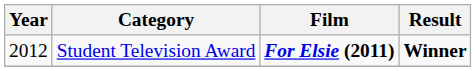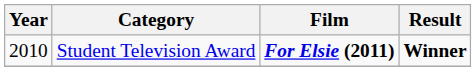(28, 50) 2012 -> (28, 50) 2010
